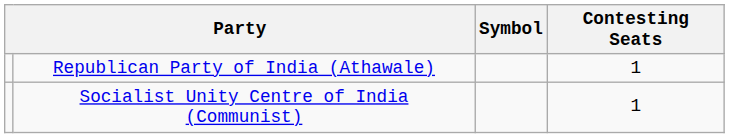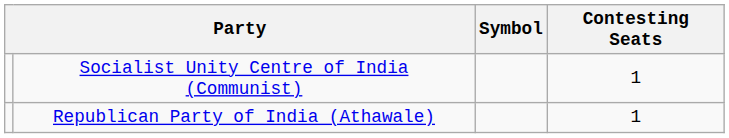rows swapped: (244, 107) <-> (244, 68)
